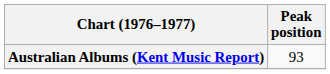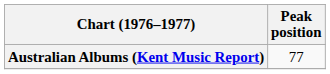(296, 56) 93 -> (296, 56) 77
